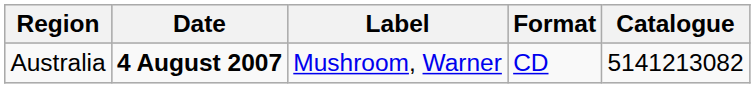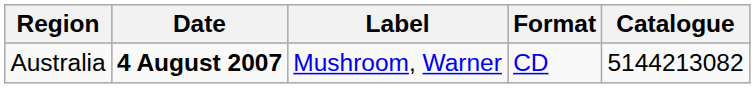(675, 62) 5141213082 -> (675, 62) 5144213082
